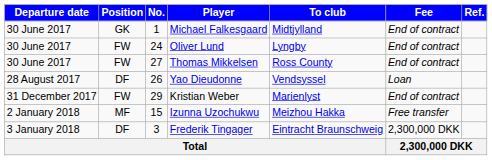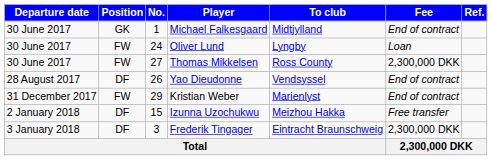(423, 46) End of contract -> (400, 46) Loan
(423, 63) End of contract -> (424, 63) 2,300,000 DKK
(400, 79) Loan -> (423, 79) End of contract
(122, 113) MF -> (122, 113) DF
